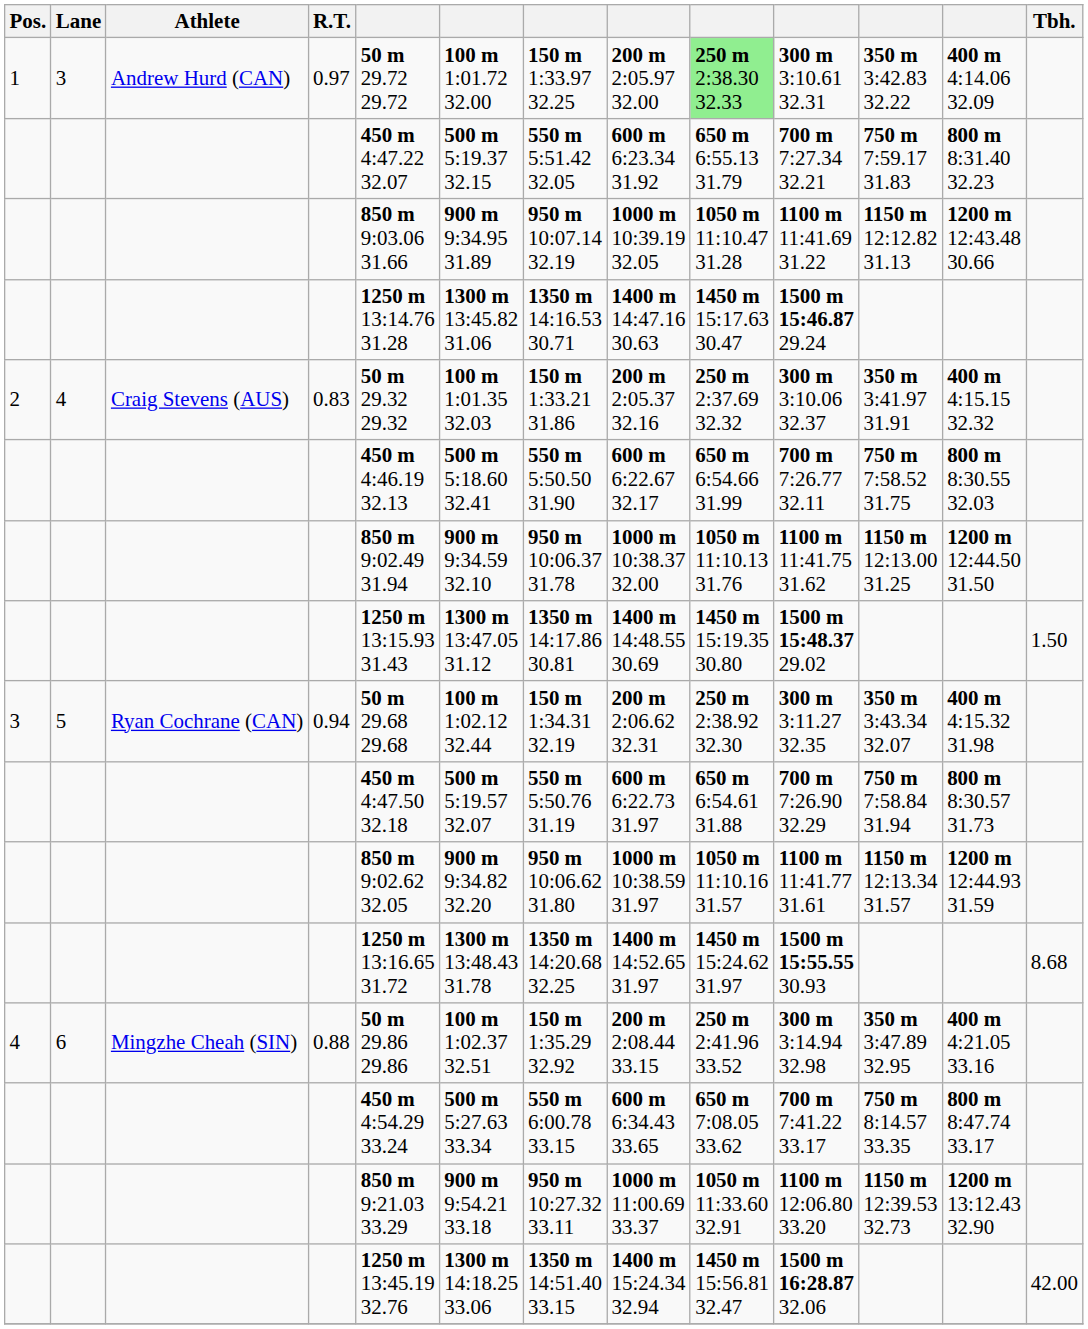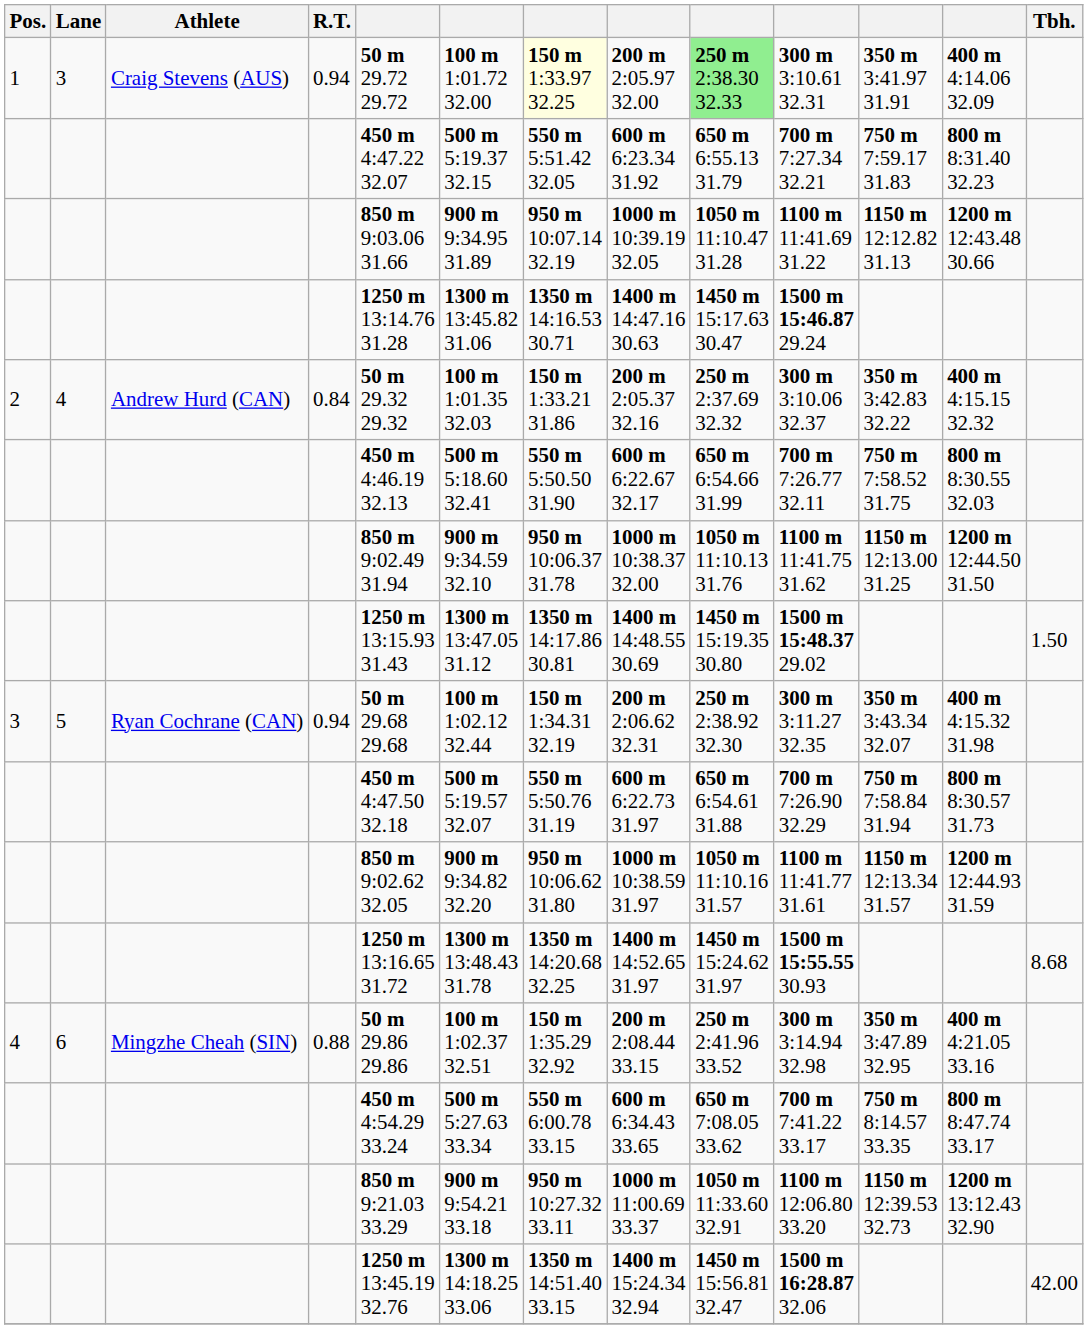(201, 77) Andrew Hurd (CAN) -> (200, 77) Craig Stevens (AUS)
(331, 77) 0.97 -> (331, 77) 0.94
(560, 77) no background -> (560, 77) lightyellow background
(895, 77) 350 m 3:42.83 32.22 -> (895, 77) 350 m 3:41.97 31.91
(200, 399) Craig Stevens (AUS) -> (201, 399) Andrew Hurd (CAN)
(331, 399) 0.83 -> (331, 399) 0.84
(895, 399) 350 m 3:41.97 31.91 -> (895, 399) 350 m 3:42.83 32.22
